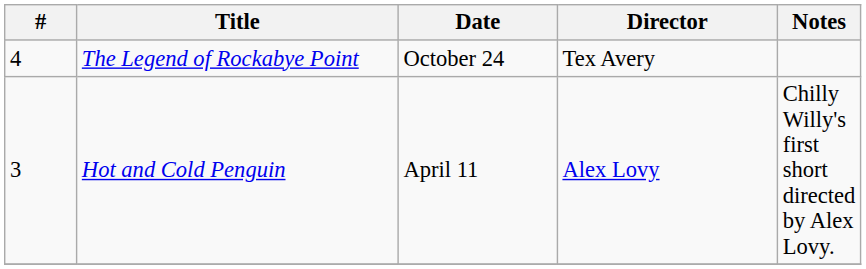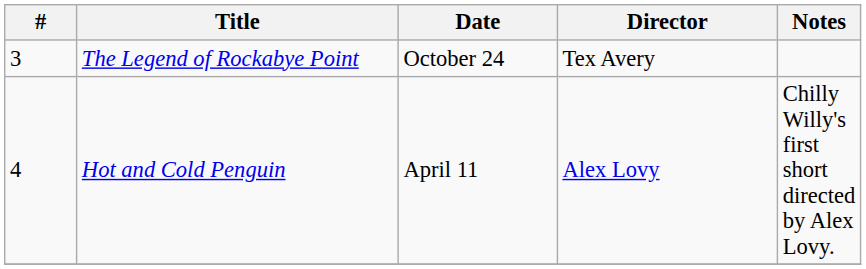(16, 58) 4 -> (16, 58) 3
(16, 170) 3 -> (16, 170) 4
